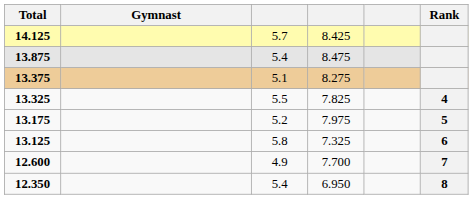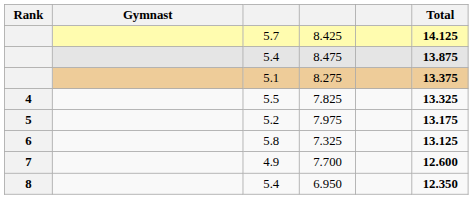columns swapped: (444, 15) <-> (33, 15)
